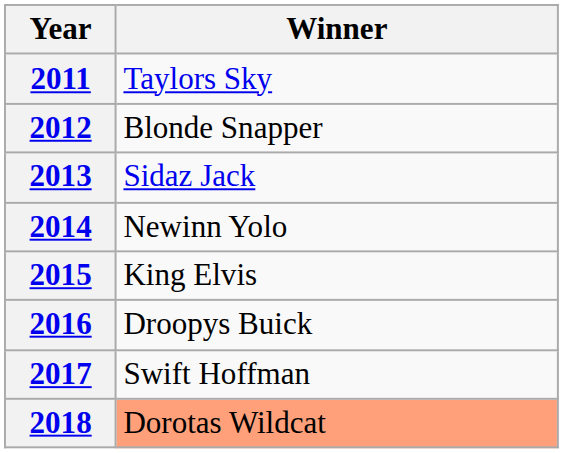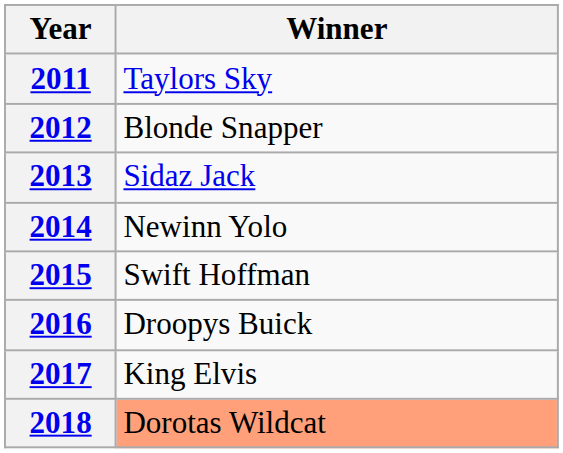(190, 275) King Elvis -> (217, 275) Swift Hoffman
(217, 373) Swift Hoffman -> (190, 373) King Elvis
